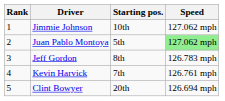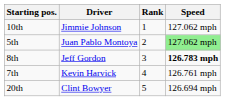columns swapped: (17, 12) <-> (138, 12)
(192, 58) normal -> (193, 58) bold
